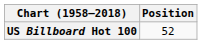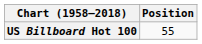(168, 31) 52 -> (168, 31) 55
